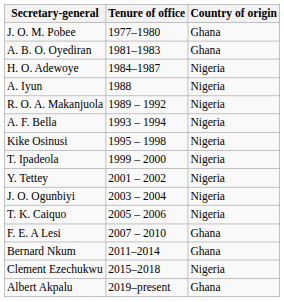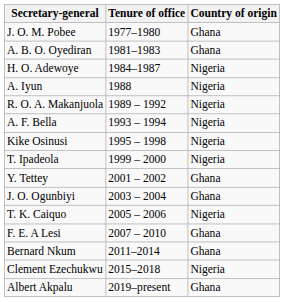(208, 178) Nigeria -> (205, 178) Ghana
(208, 196) Nigeria -> (205, 196) Ghana
